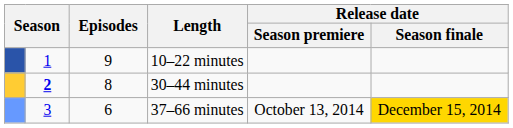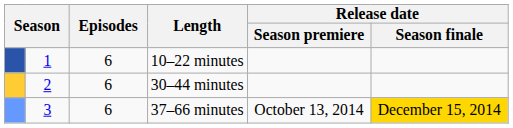(108, 60) 9 -> (108, 60) 6
(47, 85) bold -> (47, 85) normal
(108, 85) 8 -> (108, 85) 6
